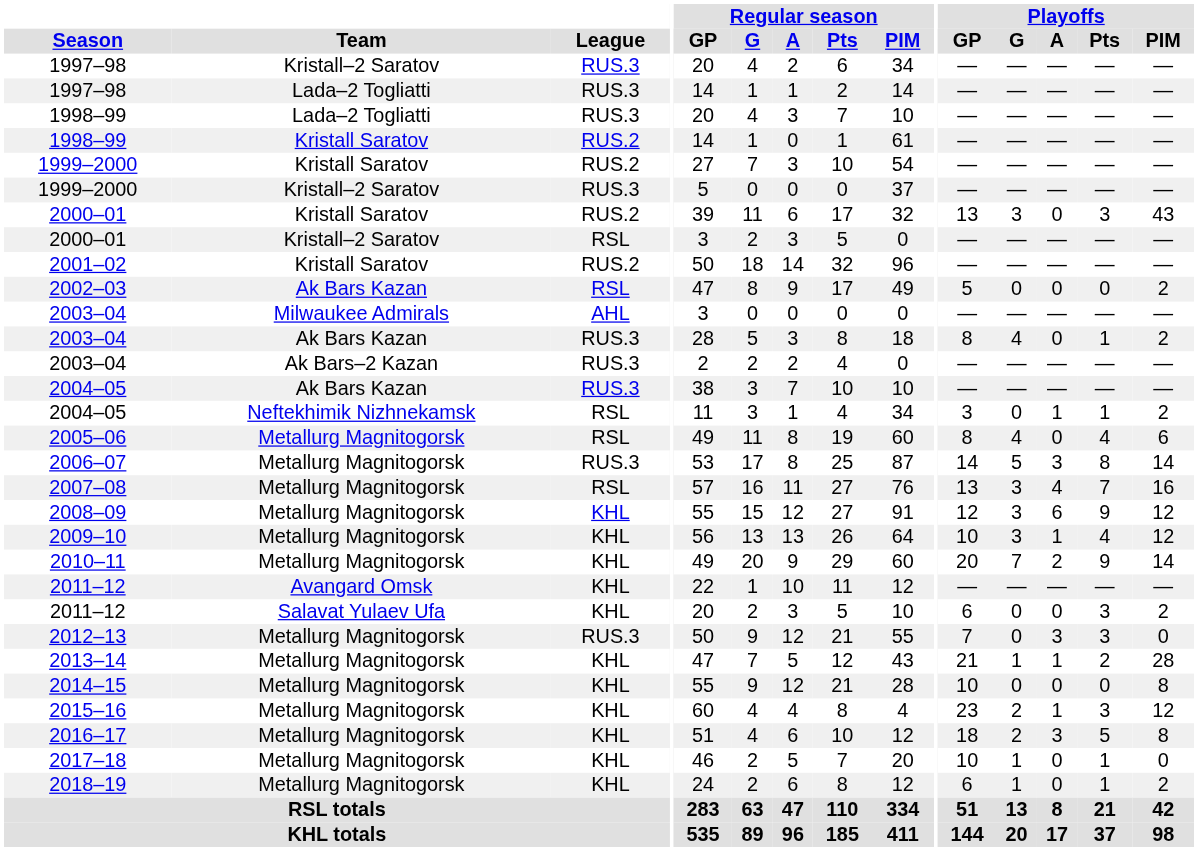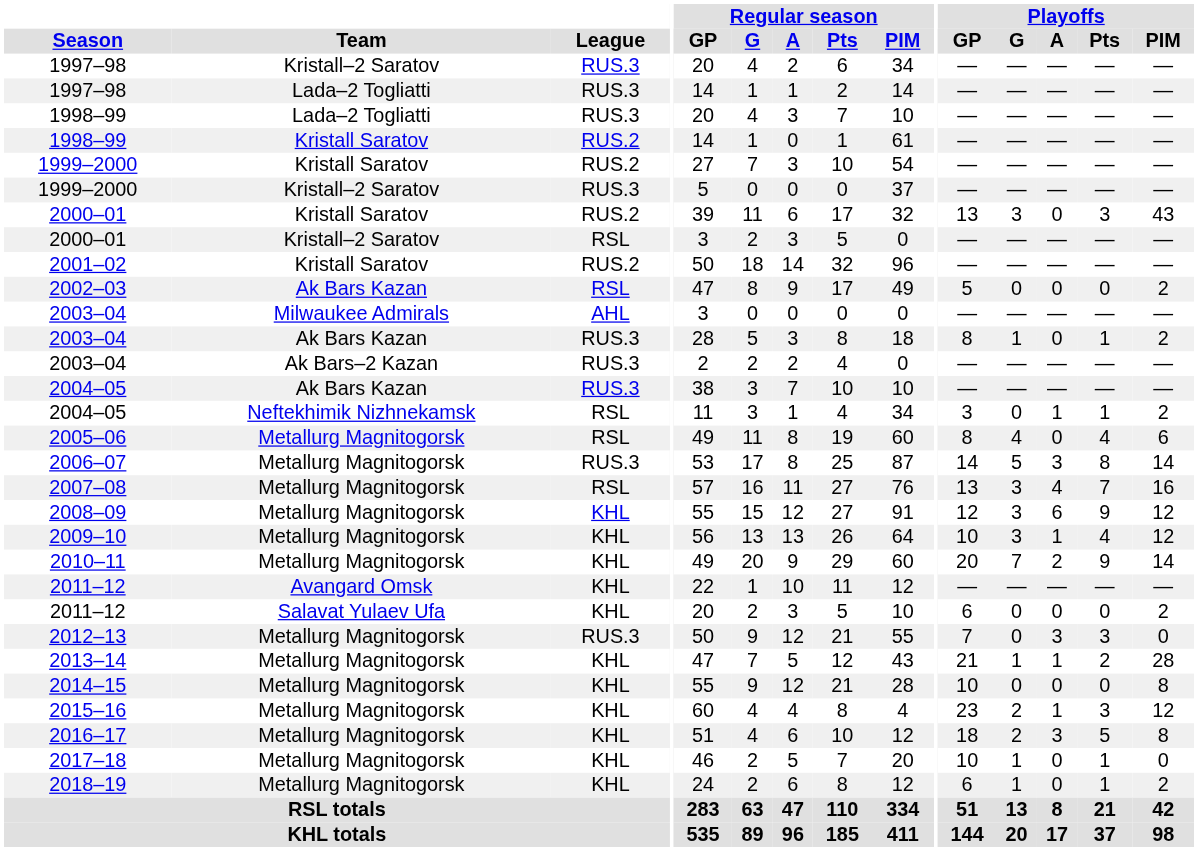(1017, 338) 4 -> (1017, 338) 1
(1105, 611) 3 -> (1105, 611) 0
